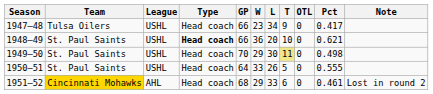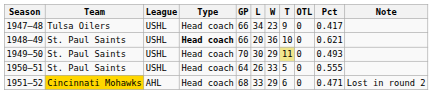columns swapped: (258, 11) <-> (273, 11)
(330, 54) 0.498 -> (330, 54) 0.493
(330, 82) 0.461 -> (330, 82) 0.471
